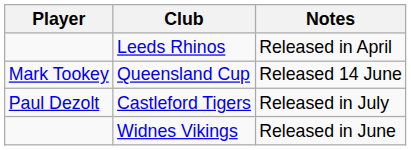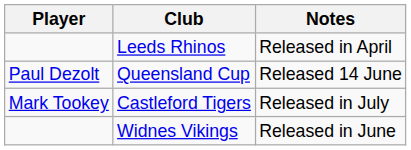(59, 75) Mark Tookey -> (54, 75) Paul Dezolt
(54, 103) Paul Dezolt -> (59, 103) Mark Tookey
